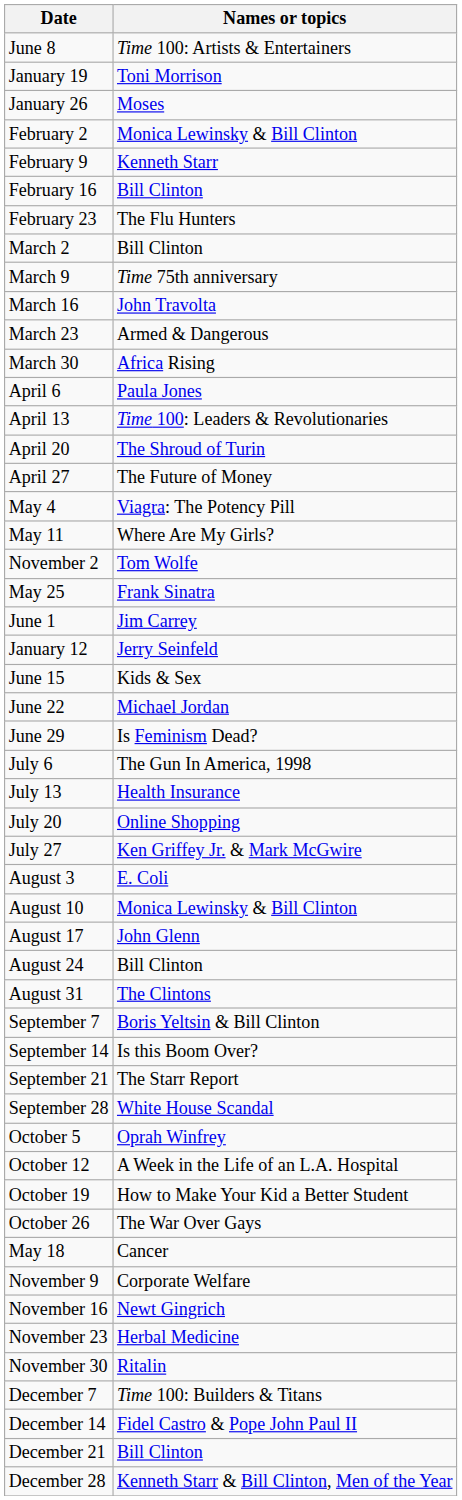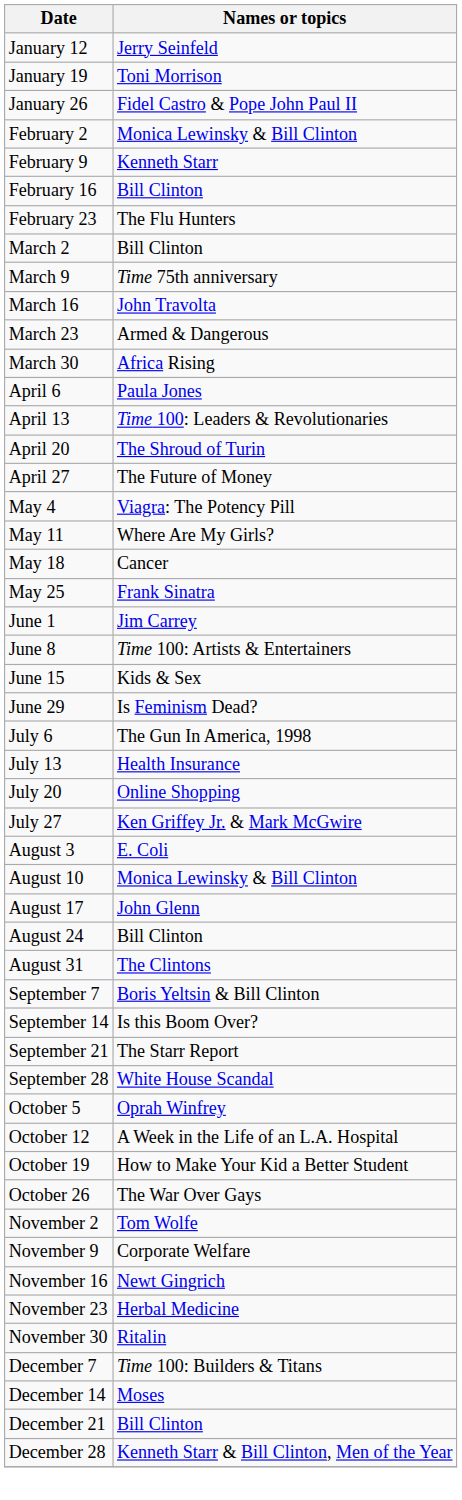rows swapped: (48, 649) <-> (32, 47)
(141, 104) Moses -> (237, 104) Fidel Castro & Pope John Paul II
rows swapped: (37, 1251) <-> (54, 563)
- row: (37, 707)
(237, 1423) Fidel Castro & Pope John Paul II -> (141, 1395) Moses
